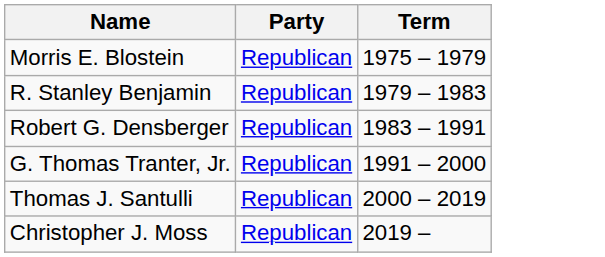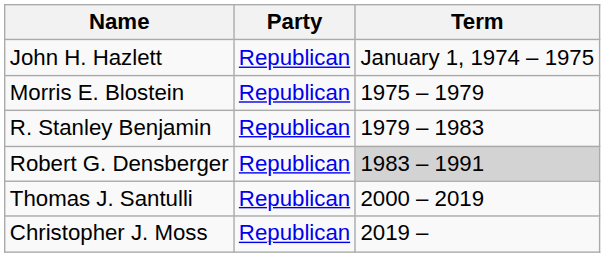+ row: (86, 57)
(424, 127) no background -> (422, 163) lightgrey background
- row: (120, 163)
